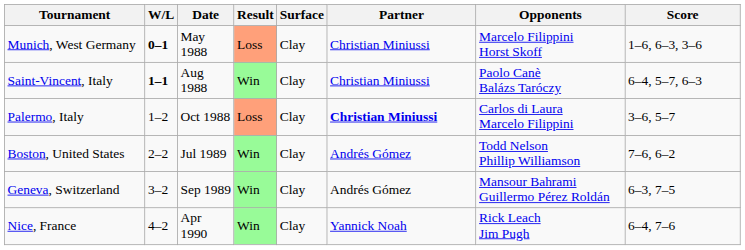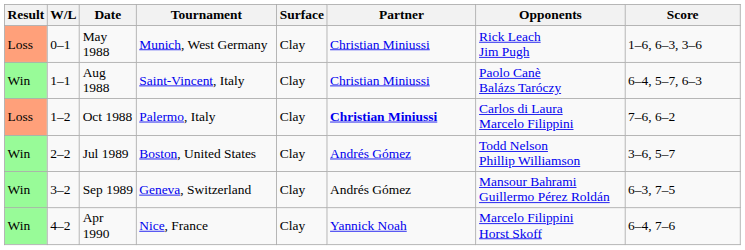columns swapped: (255, 15) <-> (75, 15)
(158, 44) bold -> (60, 44) normal
(526, 44) Marcelo Filippini Horst Skoff -> (510, 44) Rick Leach Jim Pugh
(158, 80) bold -> (60, 80) normal
(652, 116) 3–6, 5–7 -> (652, 116) 7–6, 6–2
(652, 153) 7–6, 6–2 -> (652, 153) 3–6, 5–7
(510, 226) Rick Leach Jim Pugh -> (526, 226) Marcelo Filippini Horst Skoff
